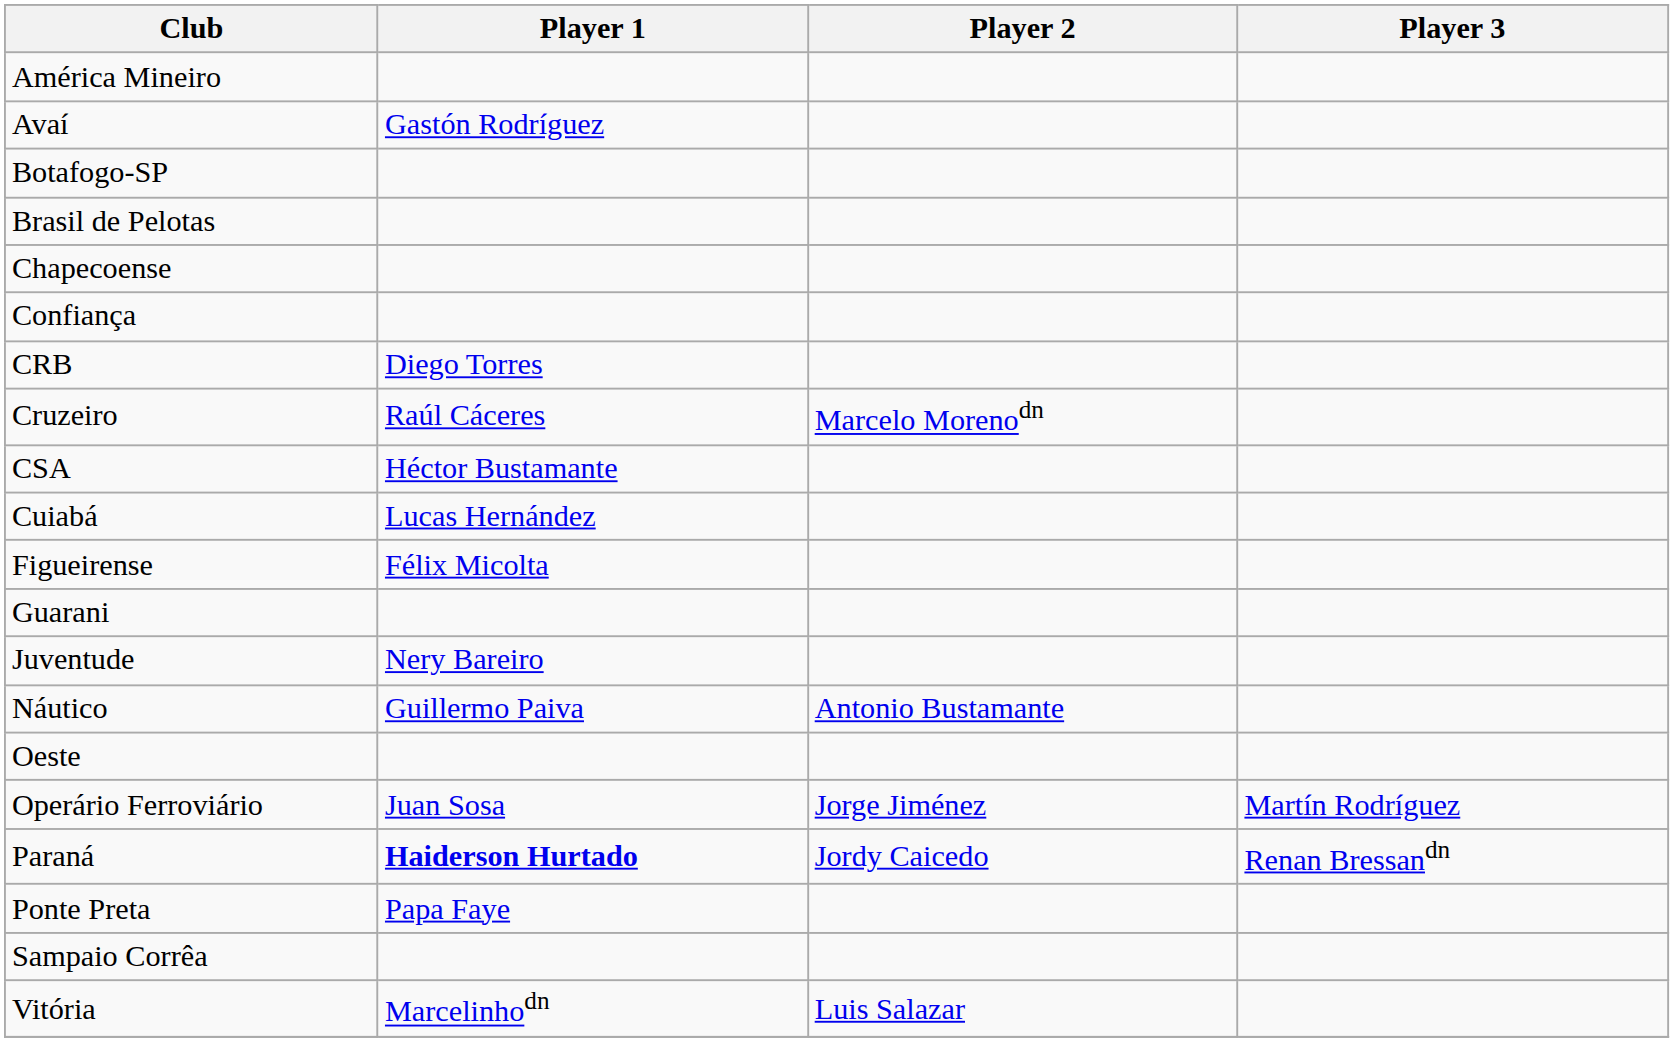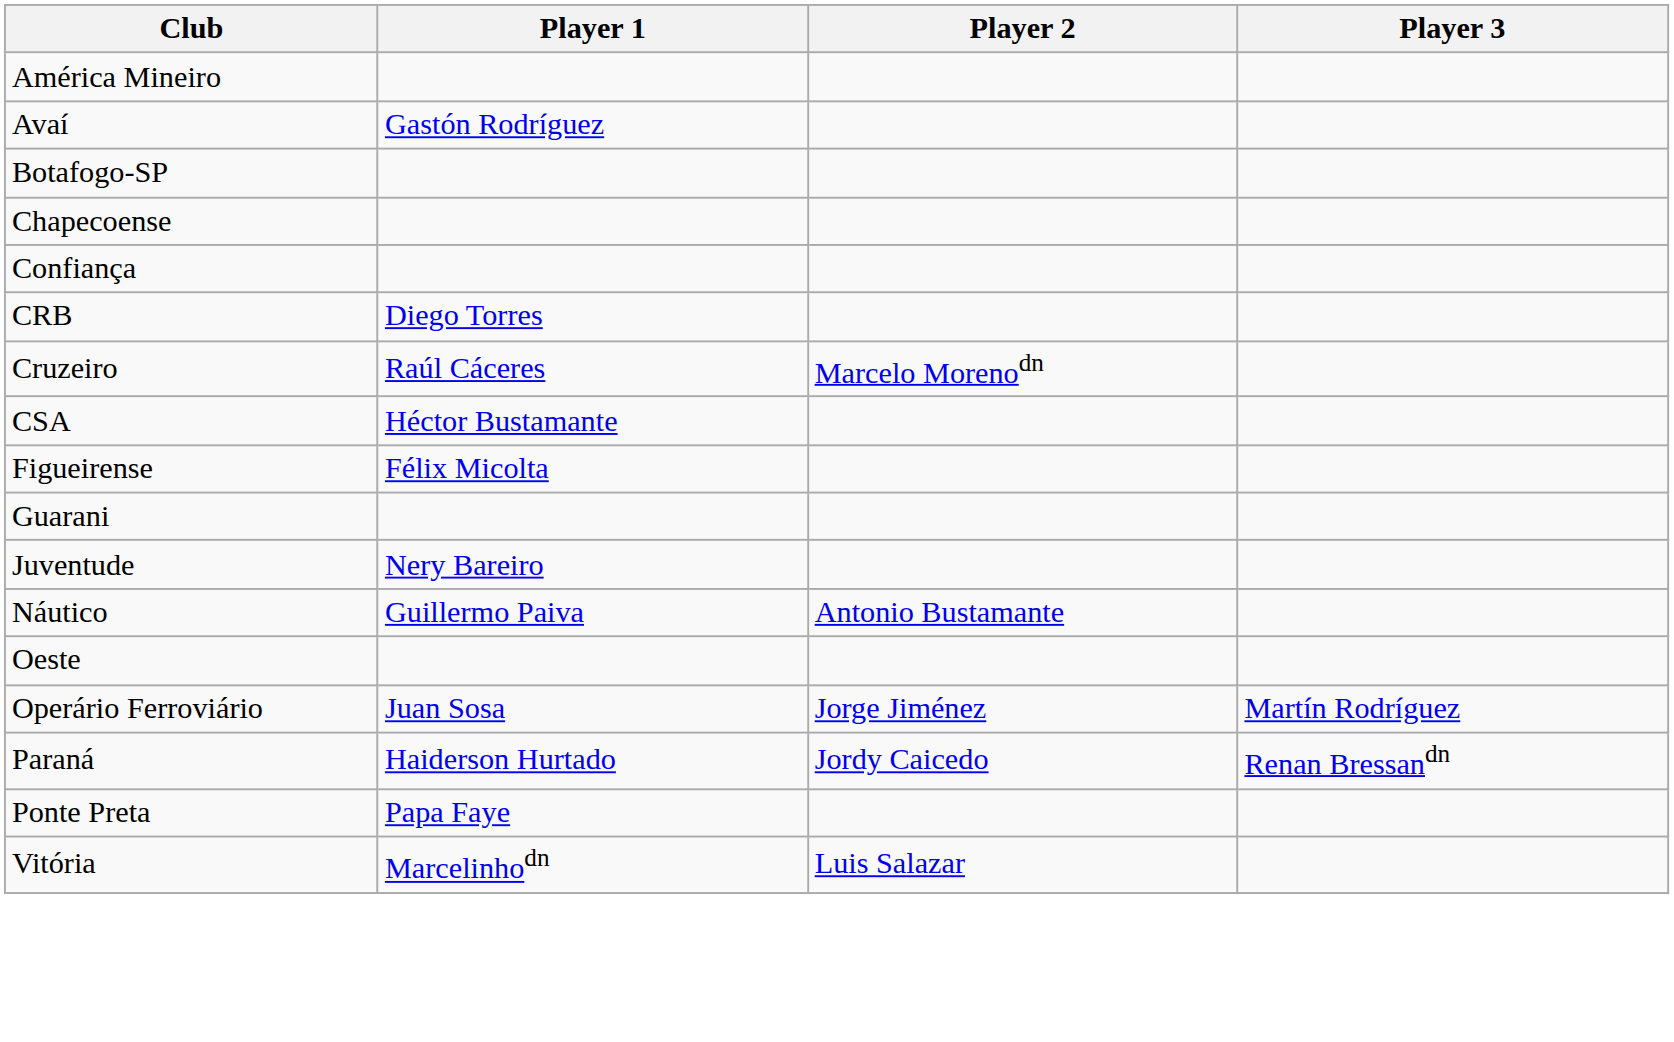- row: (114, 220)
- row: (55, 516)
(511, 856) bold -> (500, 760) normal
- row: (110, 956)
